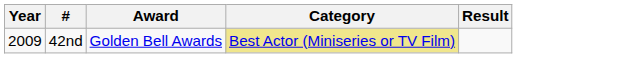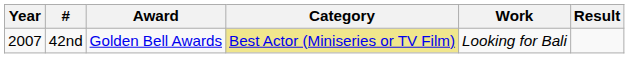+ column: (514, 16)
(25, 40) 2009 -> (25, 40) 2007
